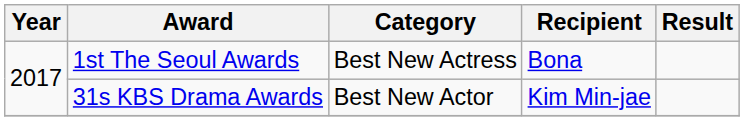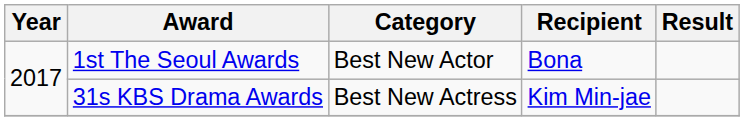(425, 60) Best New Actress -> (414, 60) Best New Actor
(414, 97) Best New Actor -> (425, 97) Best New Actress
